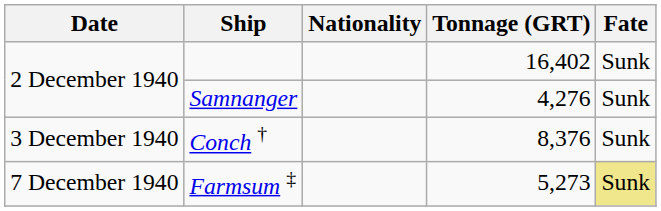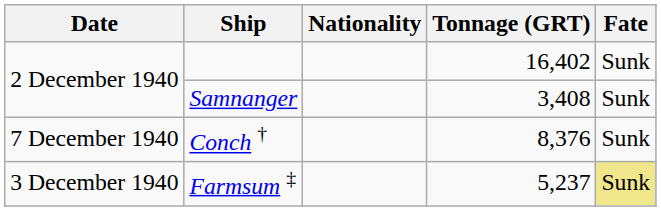(564, 98) 4,276 -> (564, 98) 3,408
(94, 139) 3 December 1940 -> (94, 139) 7 December 1940
(94, 183) 7 December 1940 -> (94, 183) 3 December 1940
(564, 183) 5,273 -> (564, 183) 5,237
